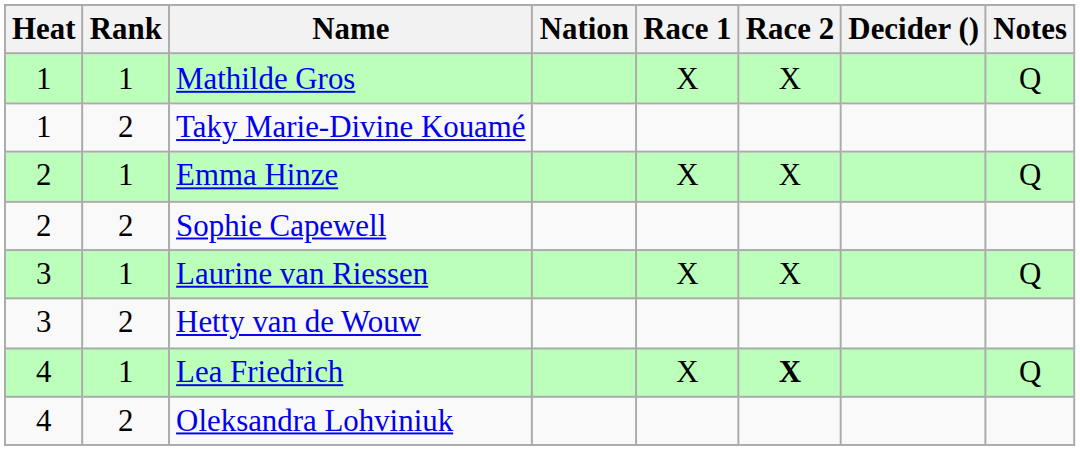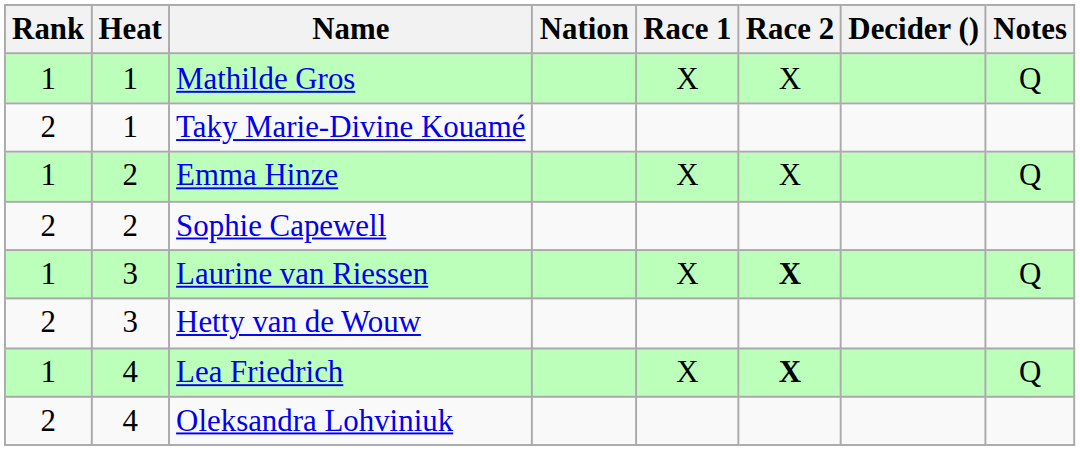columns swapped: (44, 28) <-> (126, 28)
(790, 273) normal -> (790, 273) bold
